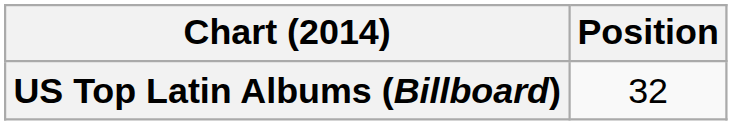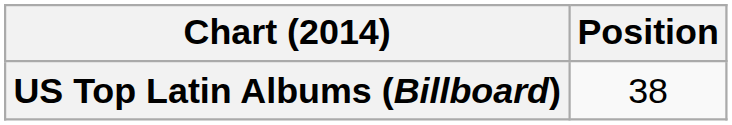(648, 89) 32 -> (648, 89) 38
